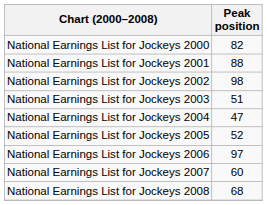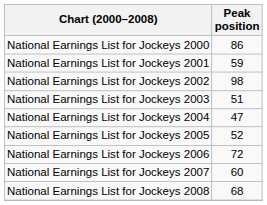(237, 44) 82 -> (237, 44) 86
(237, 63) 88 -> (237, 63) 59
(237, 154) 97 -> (237, 154) 72
